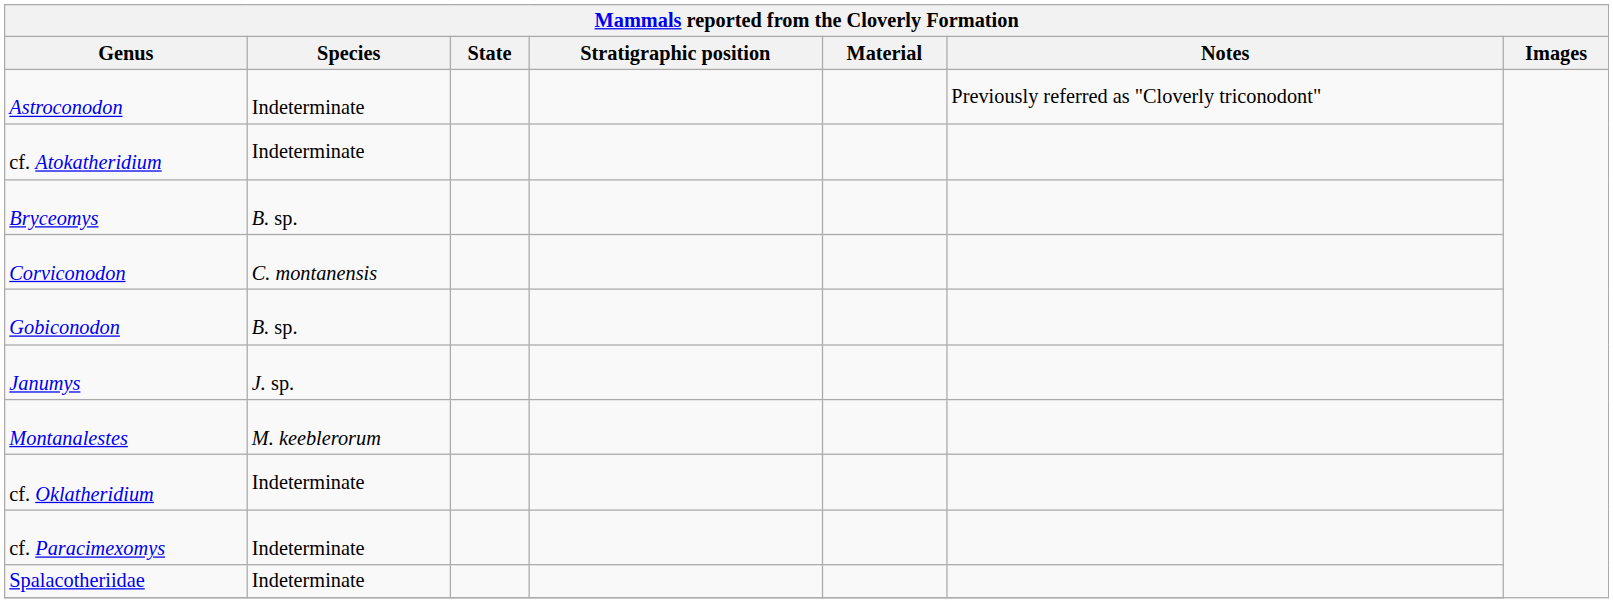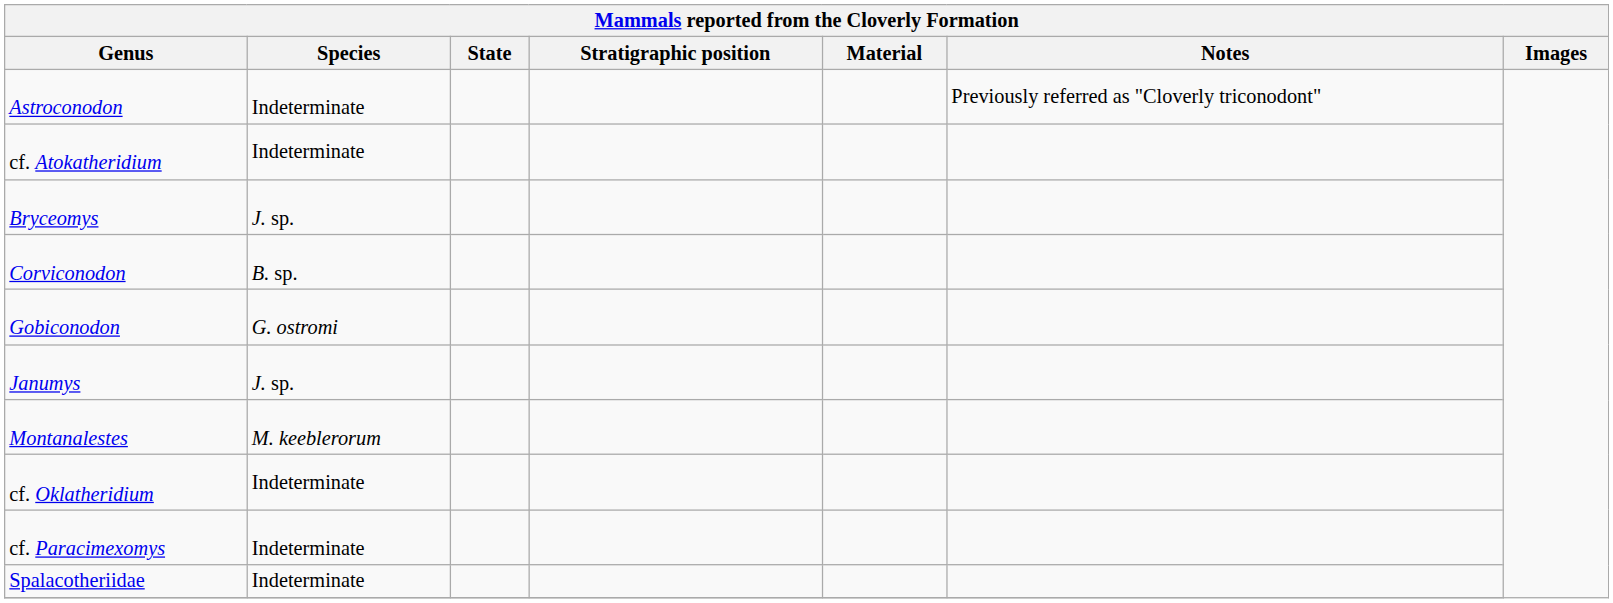(275, 218) B. sp. -> (273, 218) J. sp.
(314, 273) C. montanensis -> (275, 273) B. sp.
(275, 328) B. sp. -> (295, 328) G. ostromi
